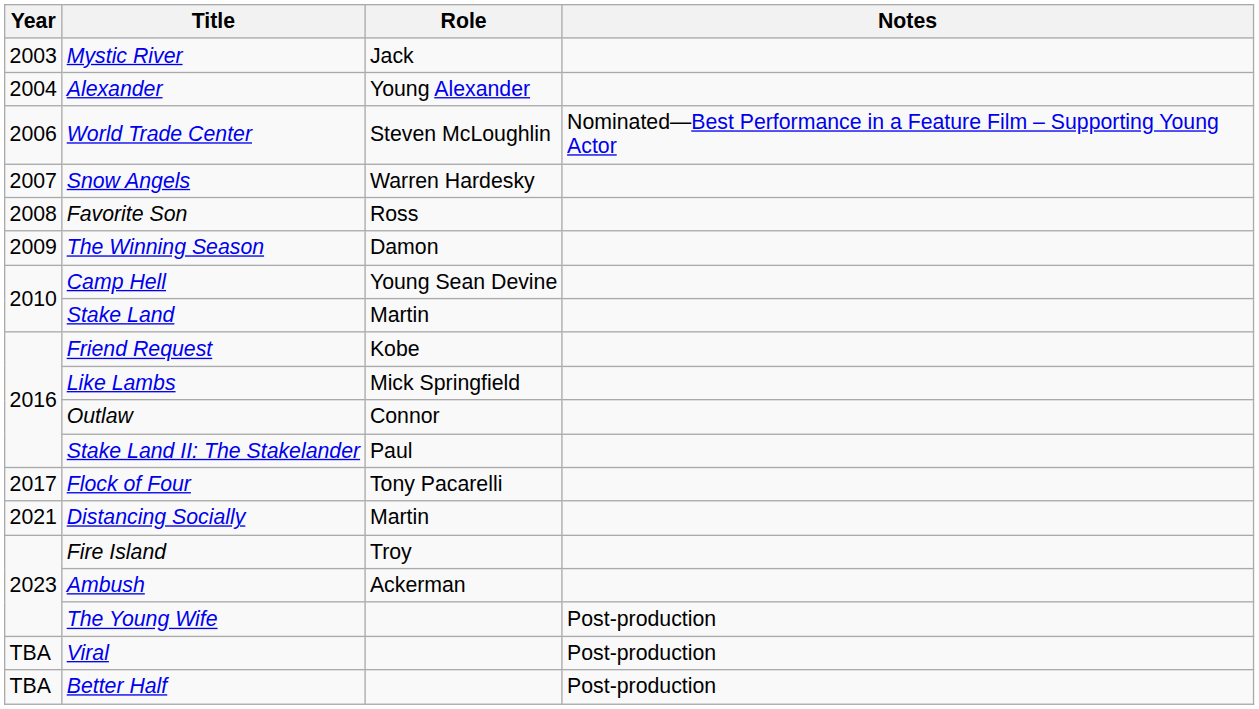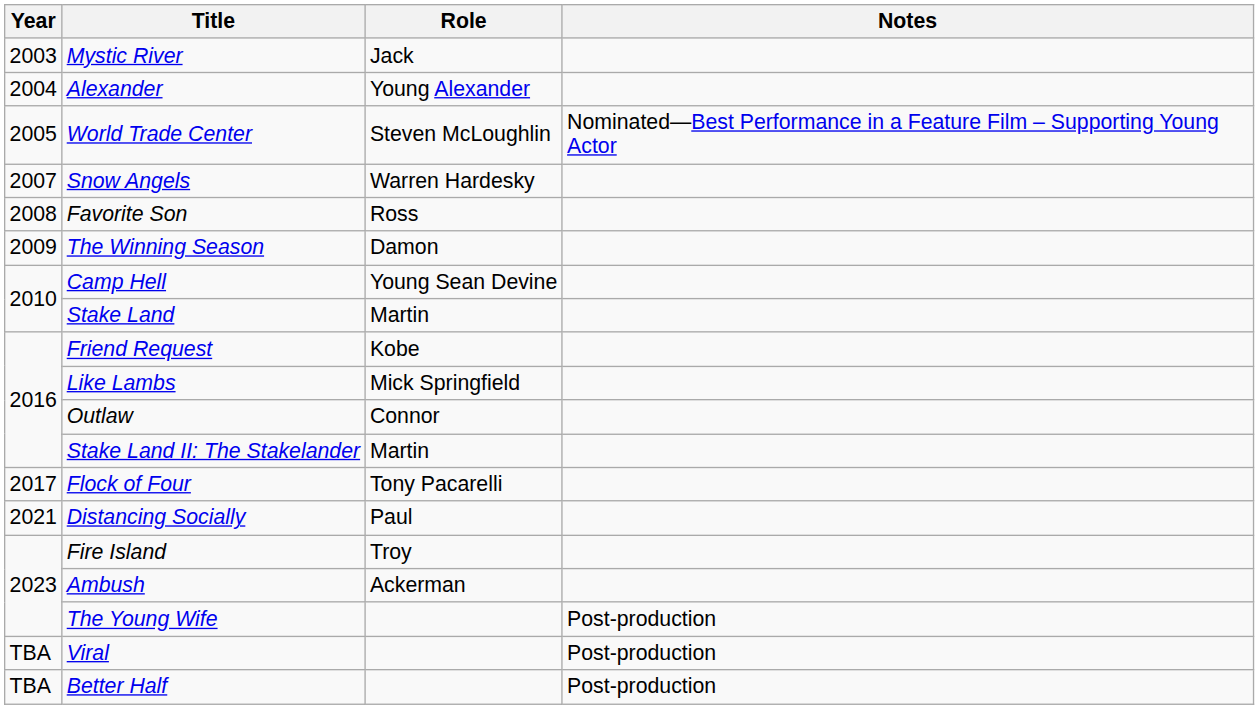(33, 134) 2006 -> (33, 134) 2005
(391, 450) Paul -> (399, 450) Martin
(399, 517) Martin -> (391, 517) Paul
